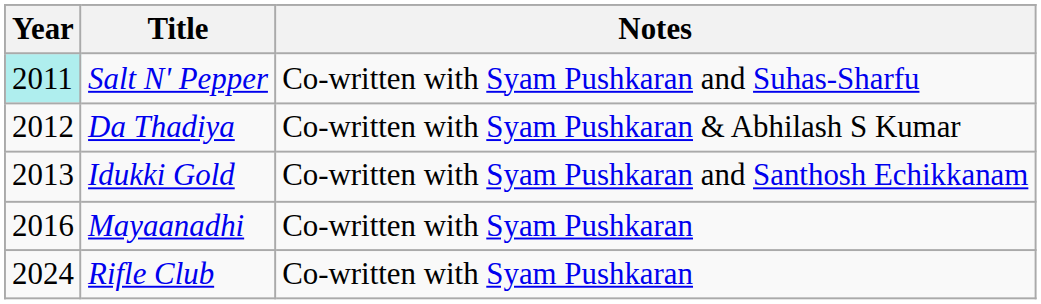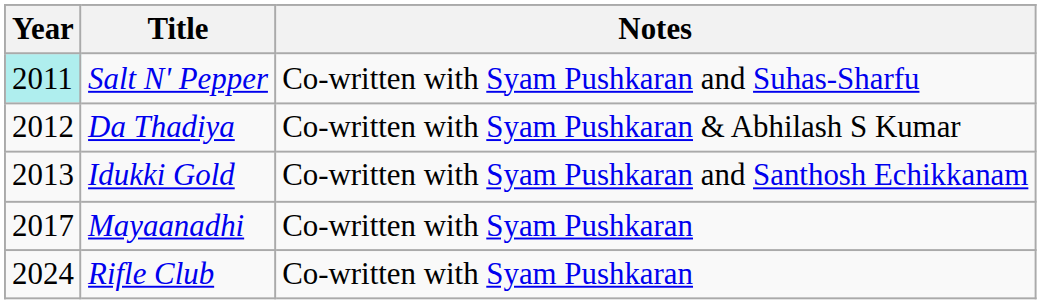(43, 224) 2016 -> (43, 224) 2017
